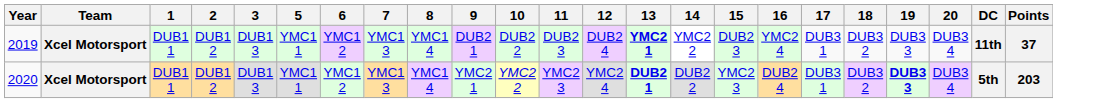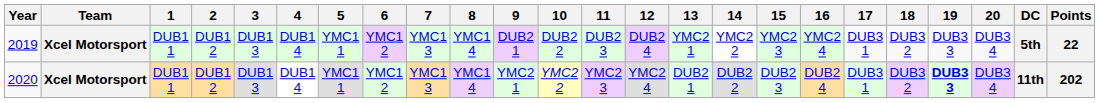+ column: (298, 15)
(649, 43) bold -> (691, 43) normal
(736, 43) DUB2 3 -> (778, 43) YMC2 3
(988, 43) 11th -> (1031, 43) 5th
(1029, 43) 37 -> (1071, 43) 22
(649, 79) bold -> (691, 79) normal
(736, 79) YMC2 3 -> (778, 79) DUB2 3
(988, 79) 5th -> (1031, 79) 11th
(1029, 79) 203 -> (1071, 79) 202
